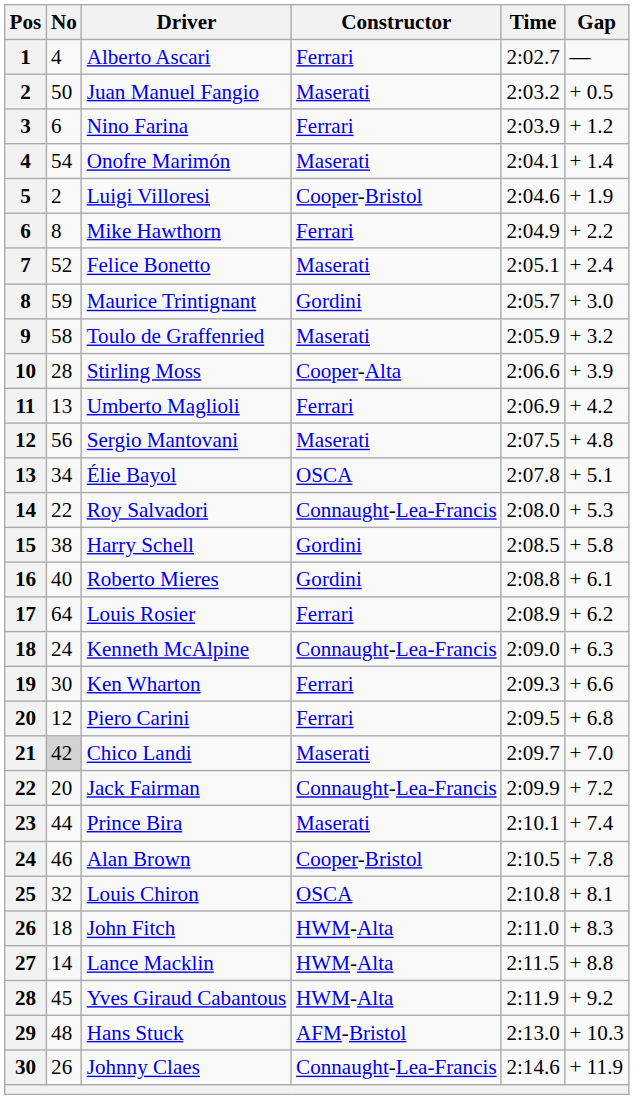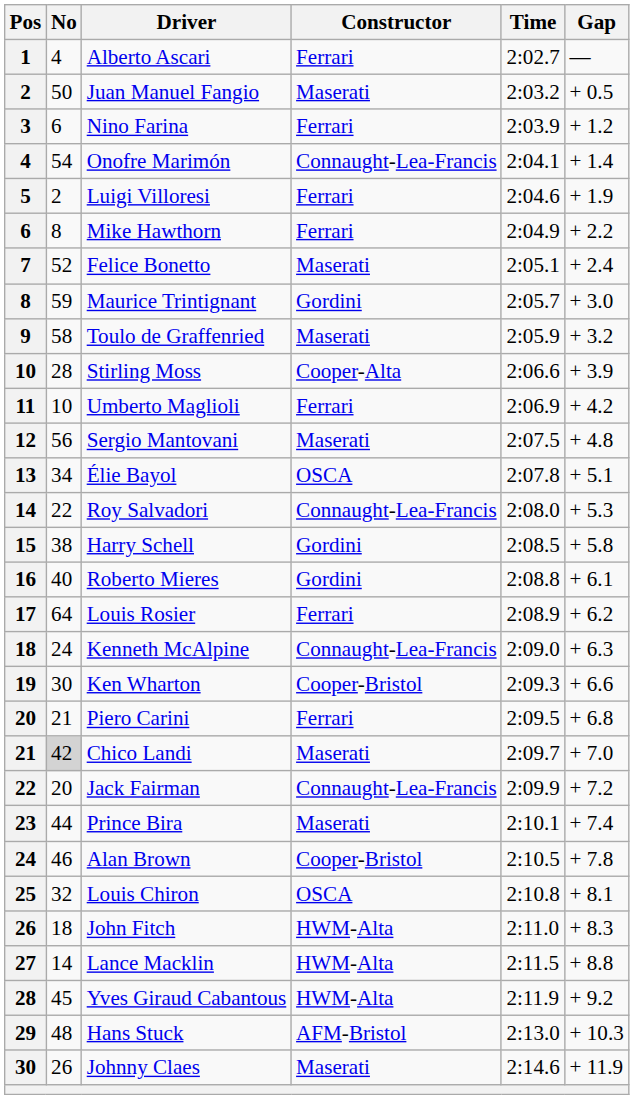(333, 161) Maserati -> (396, 161) Connaught-Lea-Francis
(359, 196) Cooper-Bristol -> (325, 196) Ferrari
(62, 405) 13 -> (62, 405) 10
(325, 684) Ferrari -> (359, 684) Cooper-Bristol
(62, 718) 12 -> (62, 718) 21
(396, 1067) Connaught-Lea-Francis -> (333, 1067) Maserati
